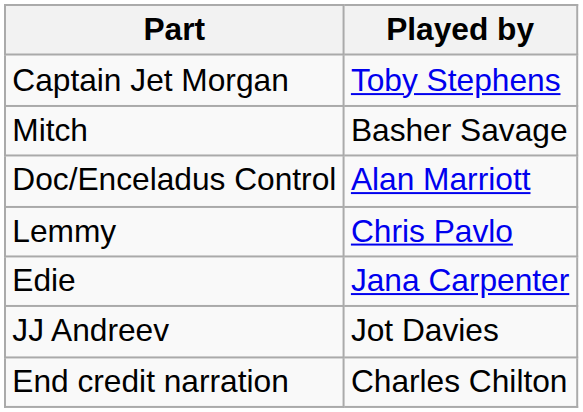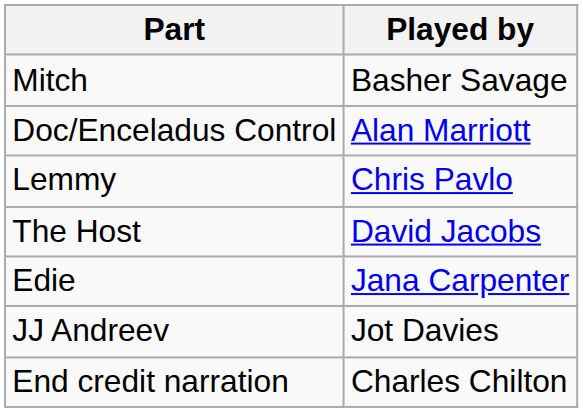- row: (151, 79)
+ row: (77, 230)
